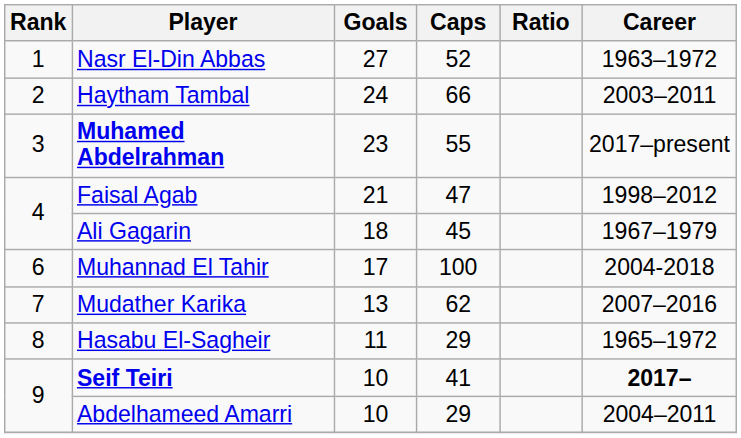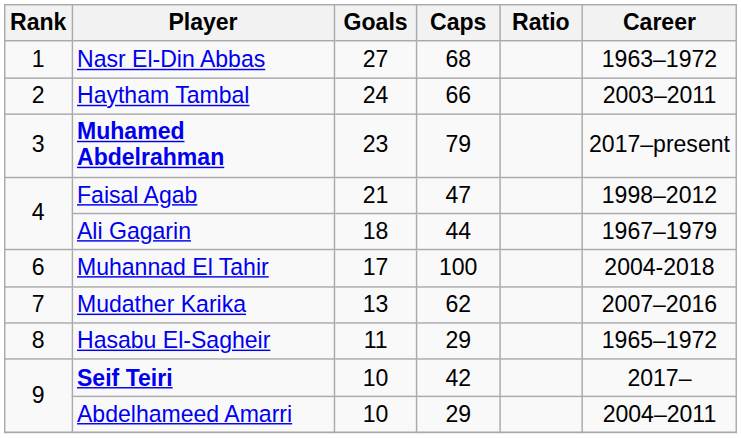(458, 59) 52 -> (458, 59) 68
(458, 145) 55 -> (458, 145) 79
(458, 231) 45 -> (458, 231) 44
(458, 377) 41 -> (458, 377) 42
(659, 377) bold -> (659, 377) normal
